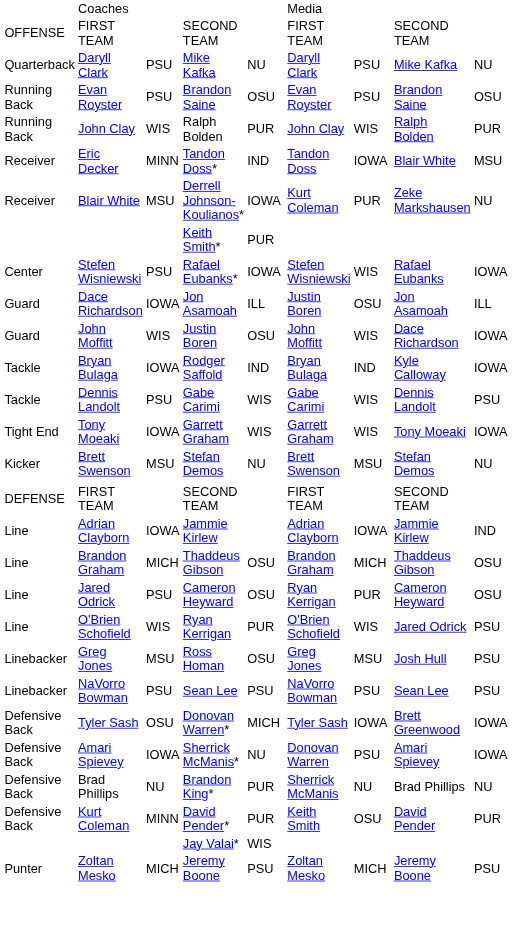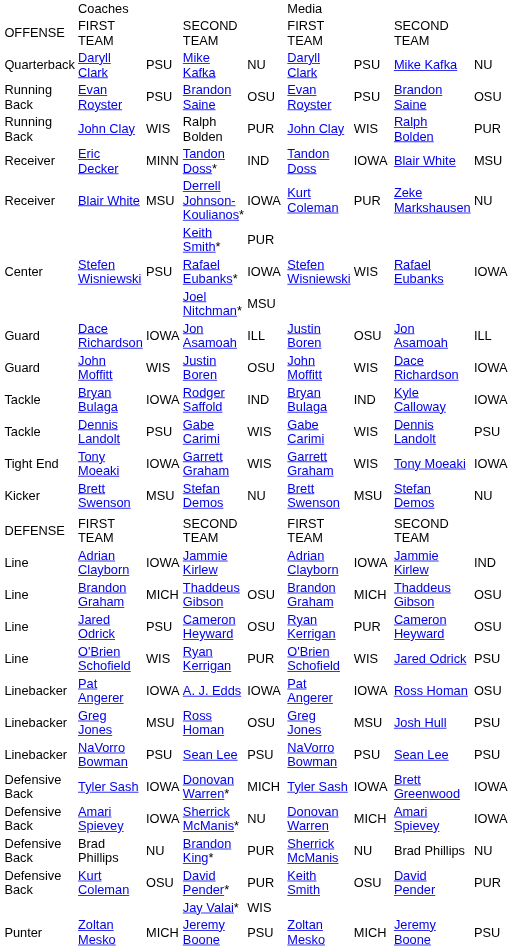+ row: (40, 304)
+ row: (36, 691)
(160, 723) OSU -> (163, 787) IOWA
(367, 755) PSU -> (370, 819) MICH
(162, 819) MINN -> (160, 883) OSU
